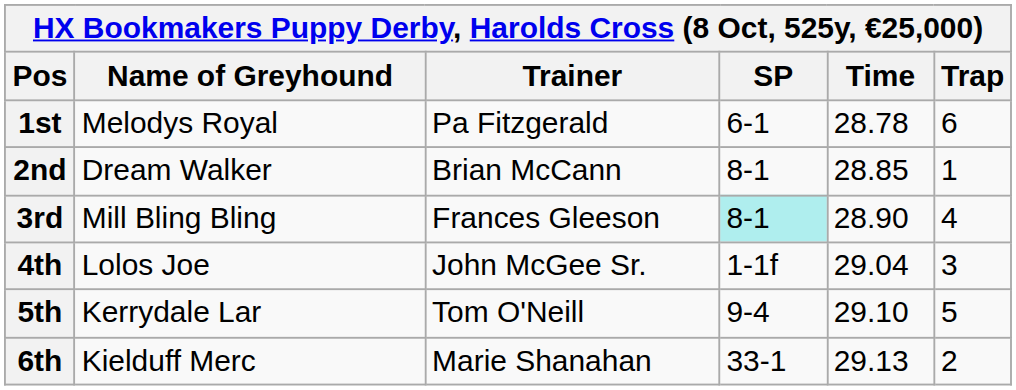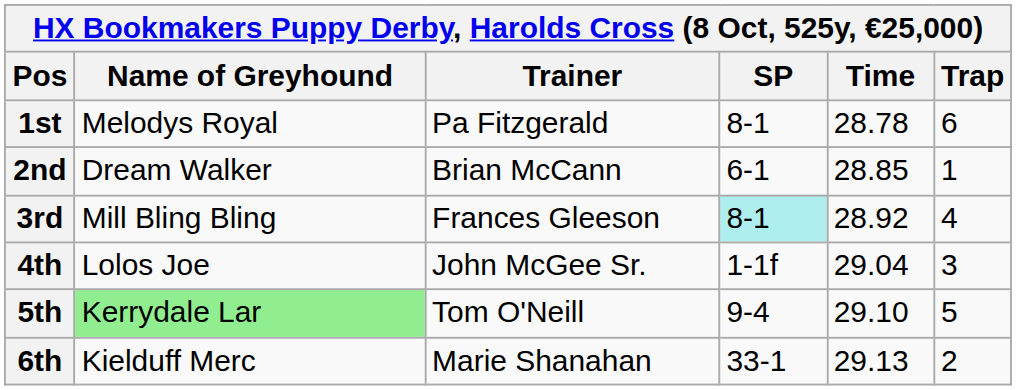(748, 123) 6-1 -> (748, 123) 8-1
(748, 170) 8-1 -> (748, 170) 6-1
(871, 218) 28.90 -> (871, 218) 28.92
(172, 312) no background -> (172, 312) lightgreen background
